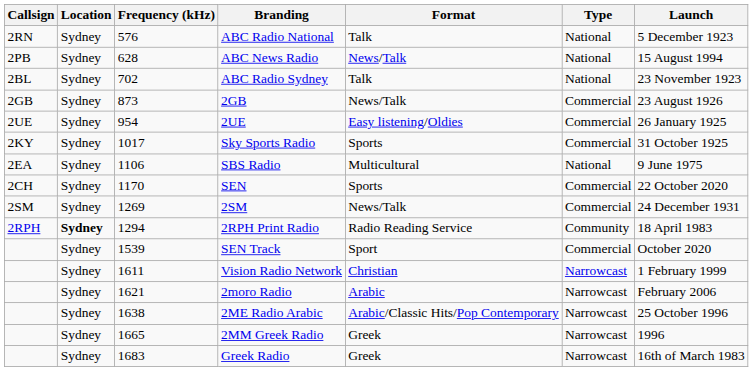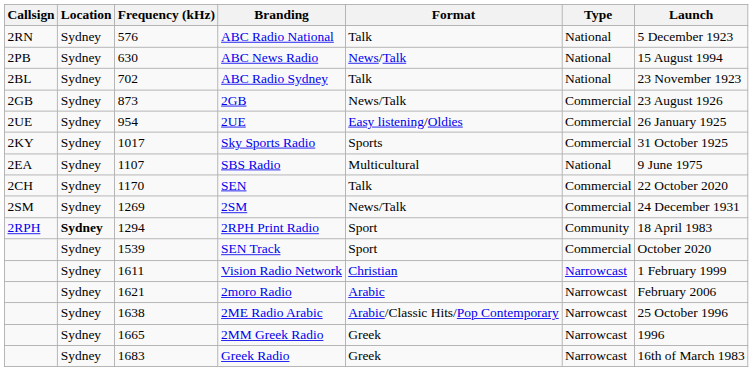(128, 57) 628 -> (128, 57) 630
(131, 164) 1106 -> (131, 164) 1107
(365, 185) Sports -> (360, 185) Talk
(410, 228) Radio Reading Service -> (363, 228) Sport
